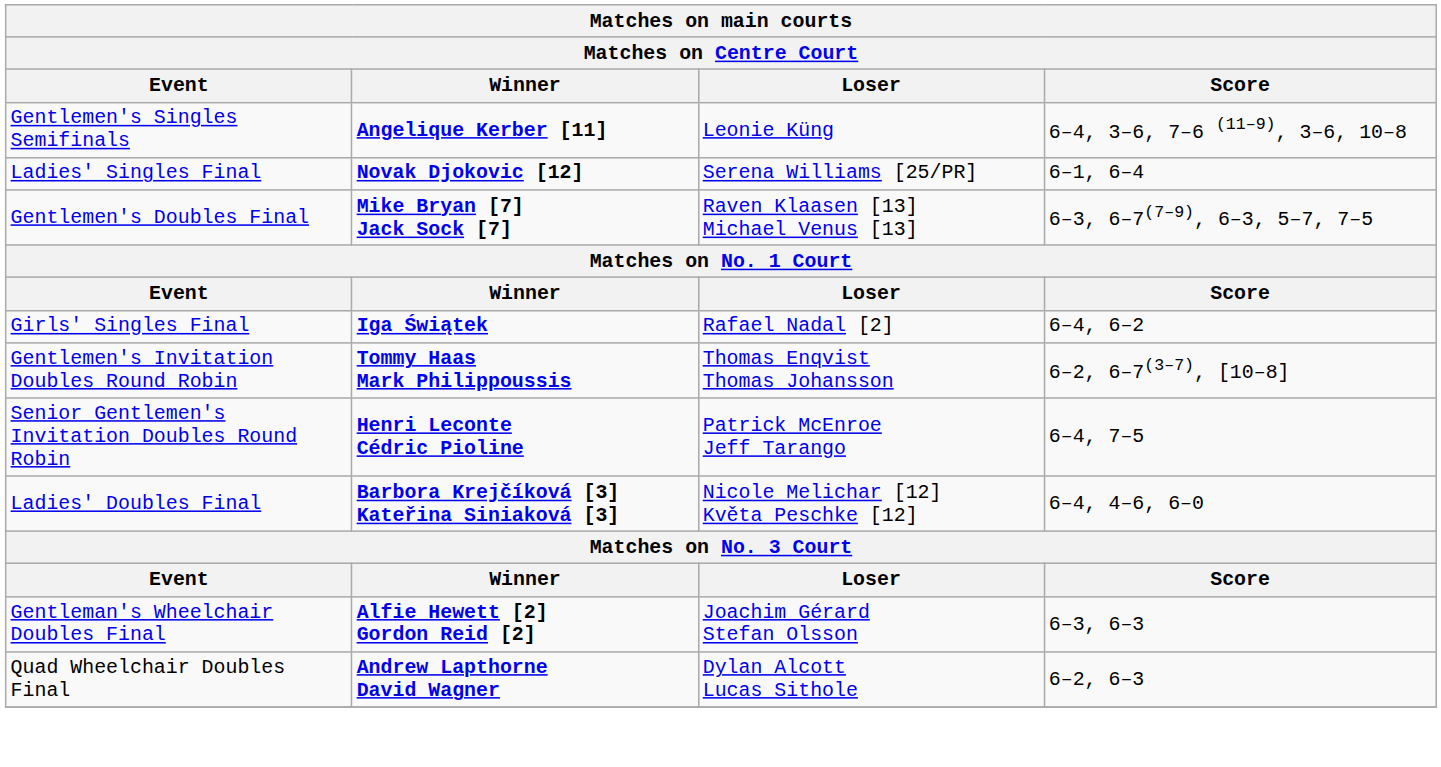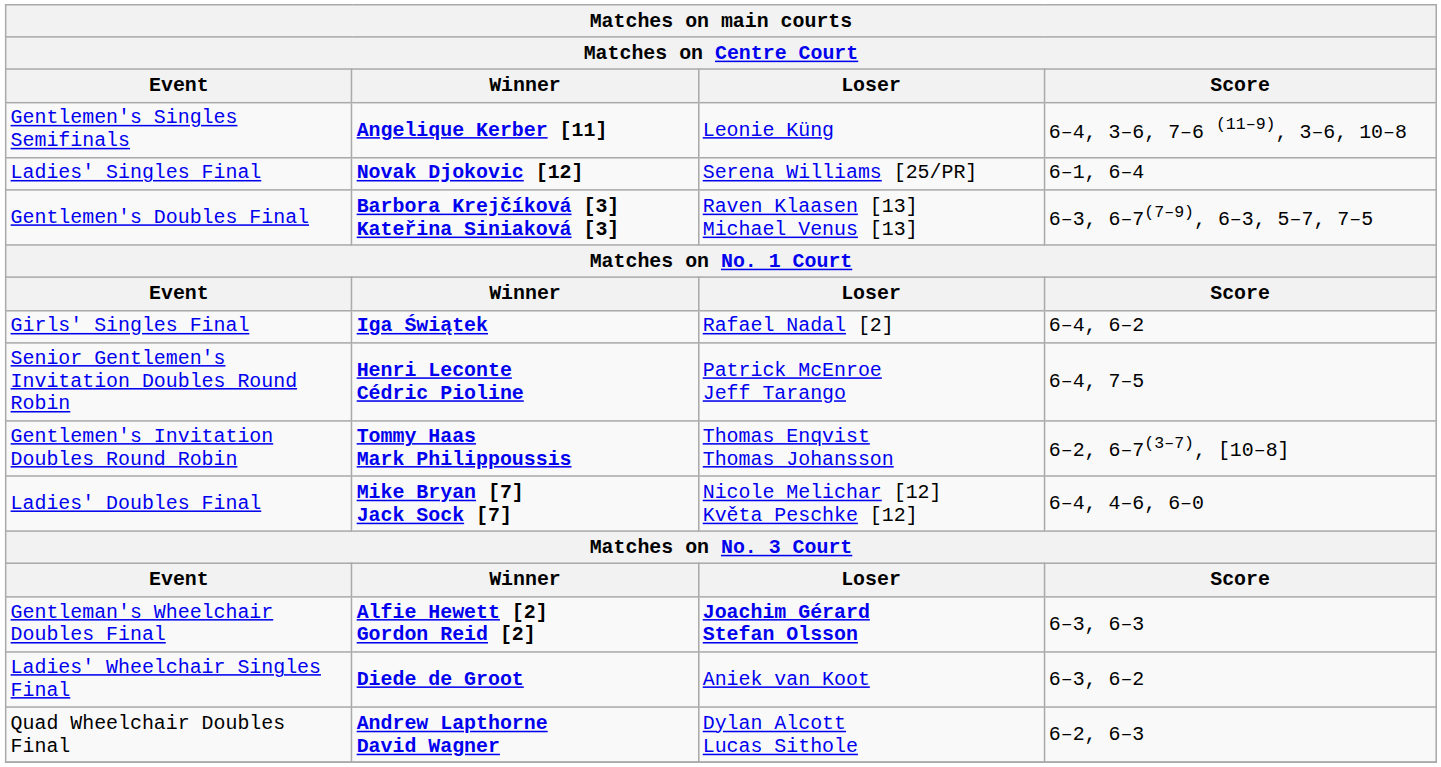(440, 217) Mike Bryan [7] Jack Sock [7] -> (488, 217) Barbora Krejčíková [3] Kateřina Siniaková [3]
rows swapped: (154, 437) <-> (142, 370)
(488, 504) Barbora Krejčíková [3] Kateřina Siniaková [3] -> (440, 504) Mike Bryan [7] Jack Sock [7]
(786, 624) normal -> (786, 624) bold
+ row: (166, 679)
